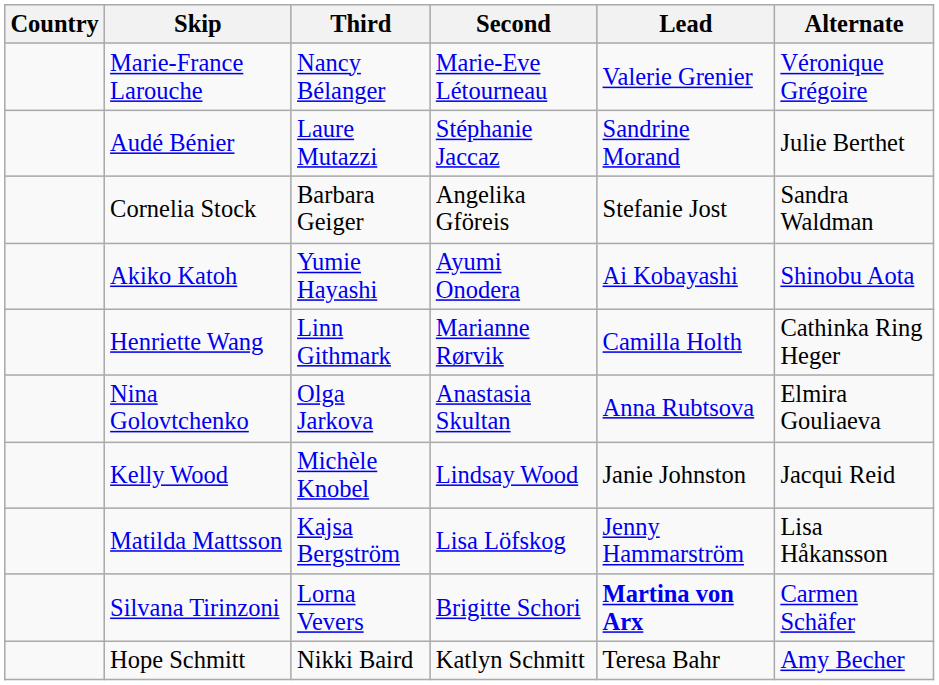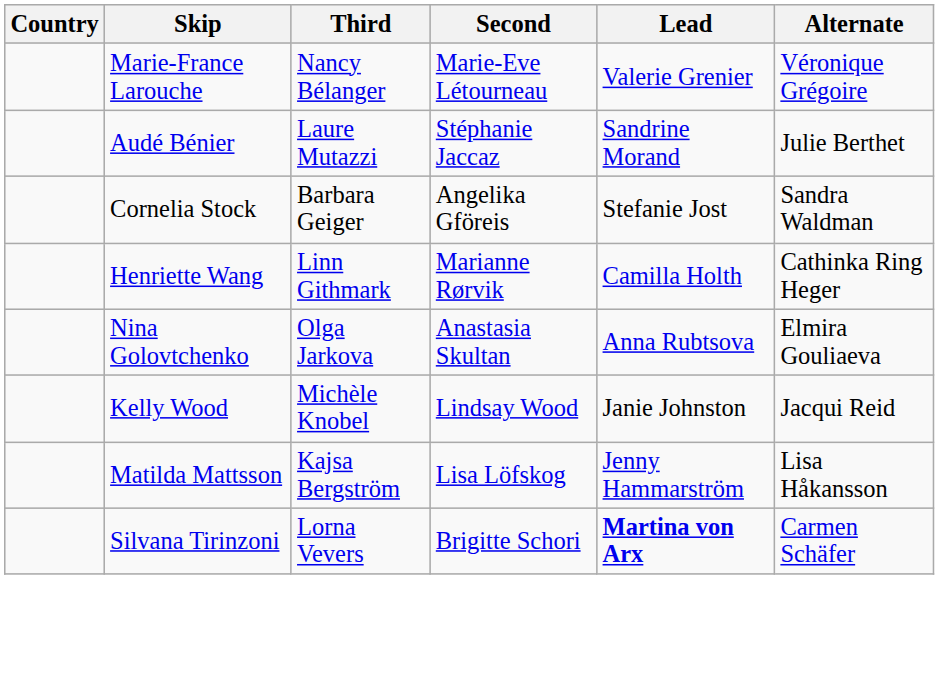- row: (174, 275)
- row: (178, 660)
